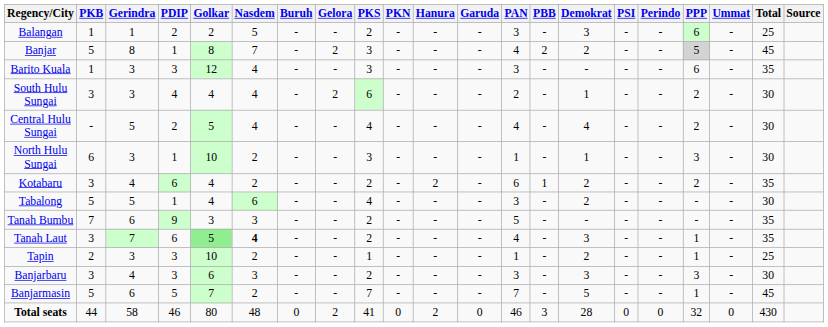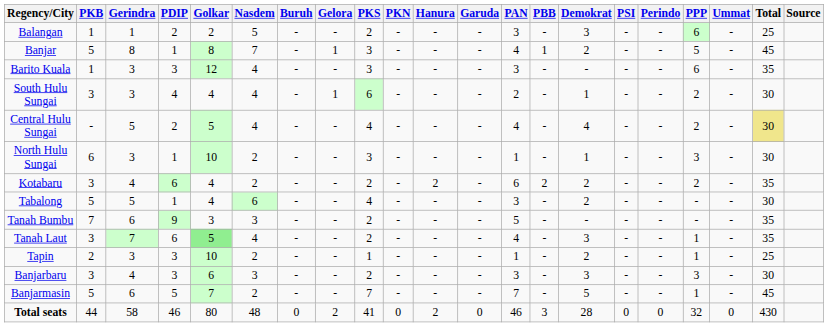(335, 50) 2 -> (335, 50) 1
(544, 50) 2 -> (544, 50) 1
(696, 50) lightgrey background -> (696, 50) no background
(335, 94) 2 -> (335, 94) 1
(768, 126) no background -> (768, 126) khaki background
(544, 182) 1 -> (544, 182) 2
(255, 238) bold -> (255, 238) normal
